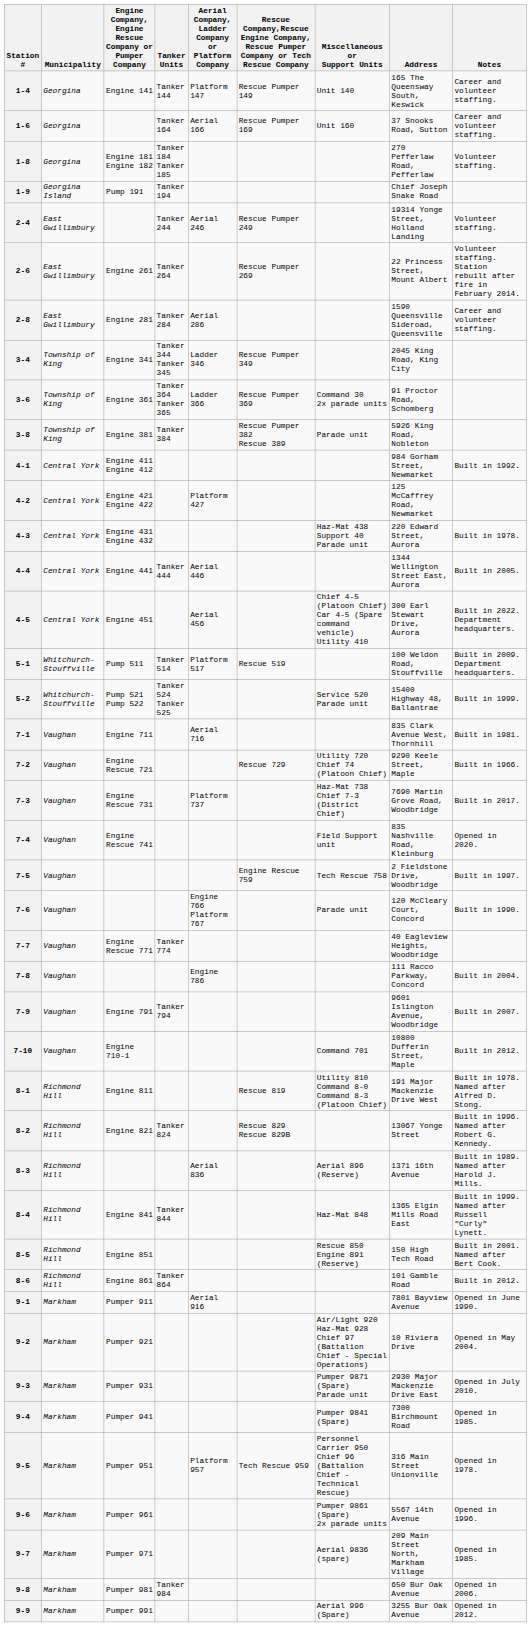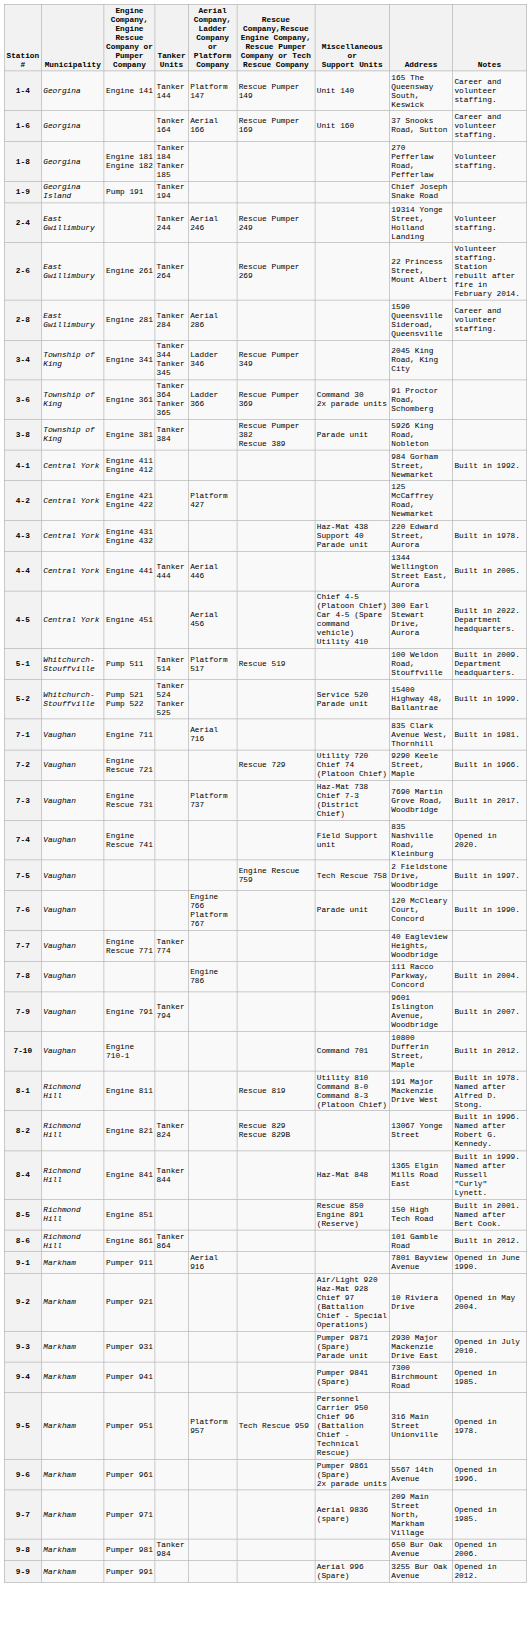- row: (23, 1171)
